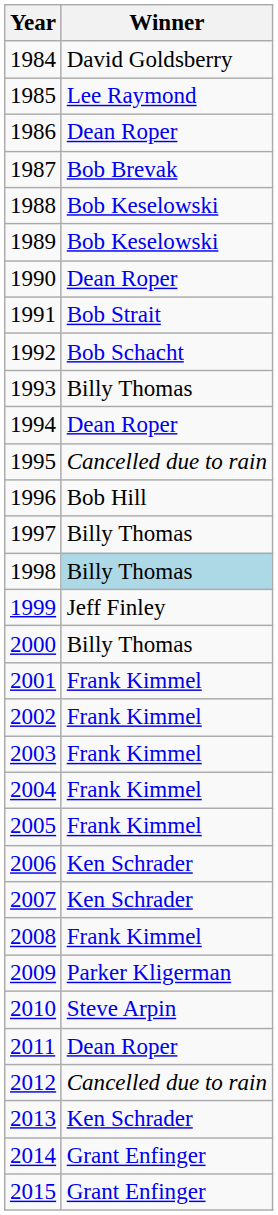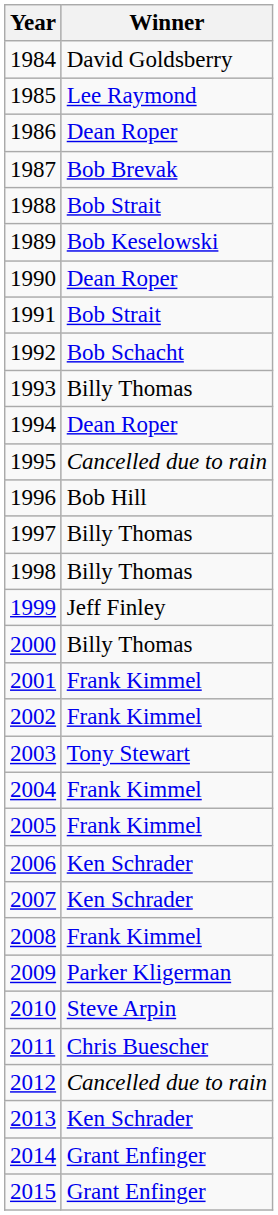(143, 205) Bob Keselowski -> (114, 205) Bob Strait
(130, 570) lightblue background -> (130, 570) no background
(134, 753) Frank Kimmel -> (128, 753) Tony Stewart
(122, 1045) Dean Roper -> (137, 1045) Chris Buescher
